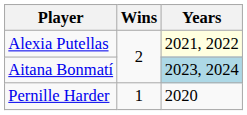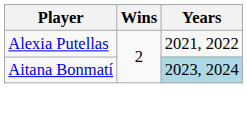(202, 43) lightyellow background -> (202, 43) no background
- row: (59, 95)
